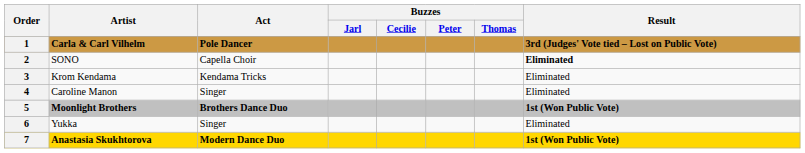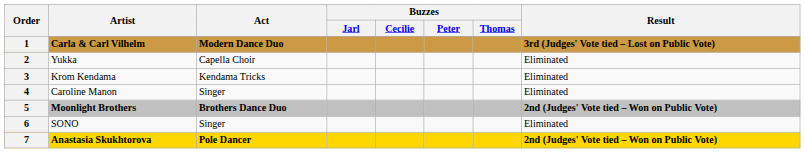(226, 44) Pole Dancer -> (241, 44) Modern Dance Duo
(65, 60) SONO -> (64, 60) Yukka
(549, 60) bold -> (546, 60) normal
(572, 108) 1st (Won Public Vote) -> (620, 108) 2nd (Judges' Vote tied – Won on Public Vote)
(64, 124) Yukka -> (65, 124) SONO
(242, 140) Modern Dance Duo -> (225, 140) Pole Dancer
(572, 140) 1st (Won Public Vote) -> (620, 140) 2nd (Judges' Vote tied – Won on Public Vote)
